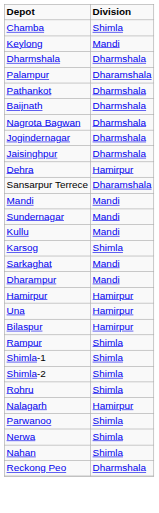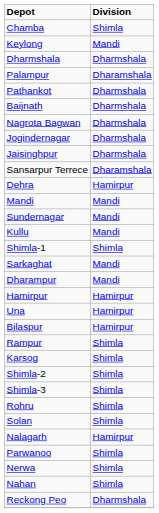rows swapped: (47, 185) <-> (20, 169)
rows swapped: (22, 248) <-> (26, 358)
+ row: (26, 389)
+ row: (19, 421)
